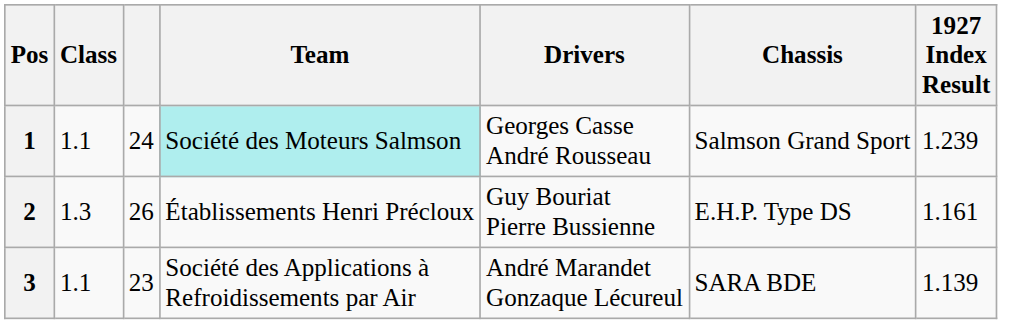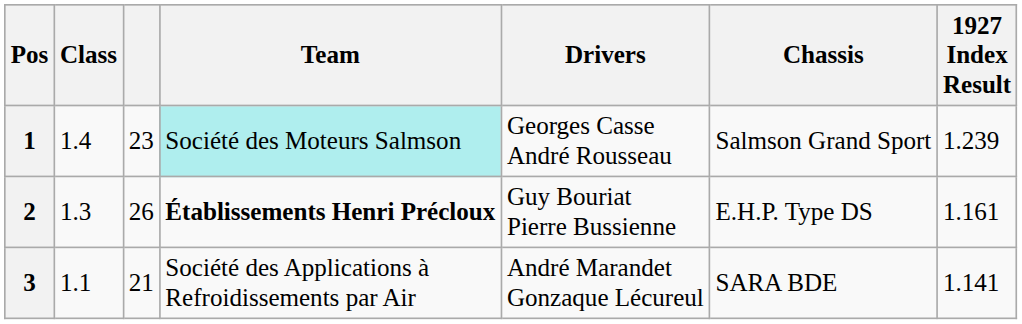(76, 140) 1.1 -> (76, 140) 1.4
(141, 140) 24 -> (141, 140) 23
(320, 212) normal -> (330, 212) bold
(141, 283) 23 -> (141, 283) 21
(950, 283) 1.139 -> (971, 283) 1.141
